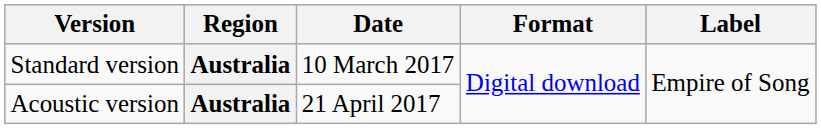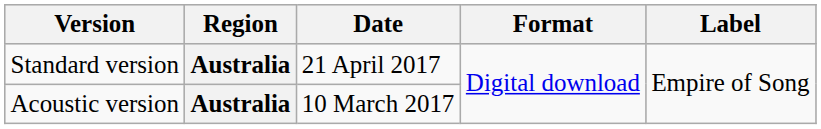(378, 63) 10 March 2017 -> (371, 63) 21 April 2017
(371, 103) 21 April 2017 -> (378, 103) 10 March 2017
